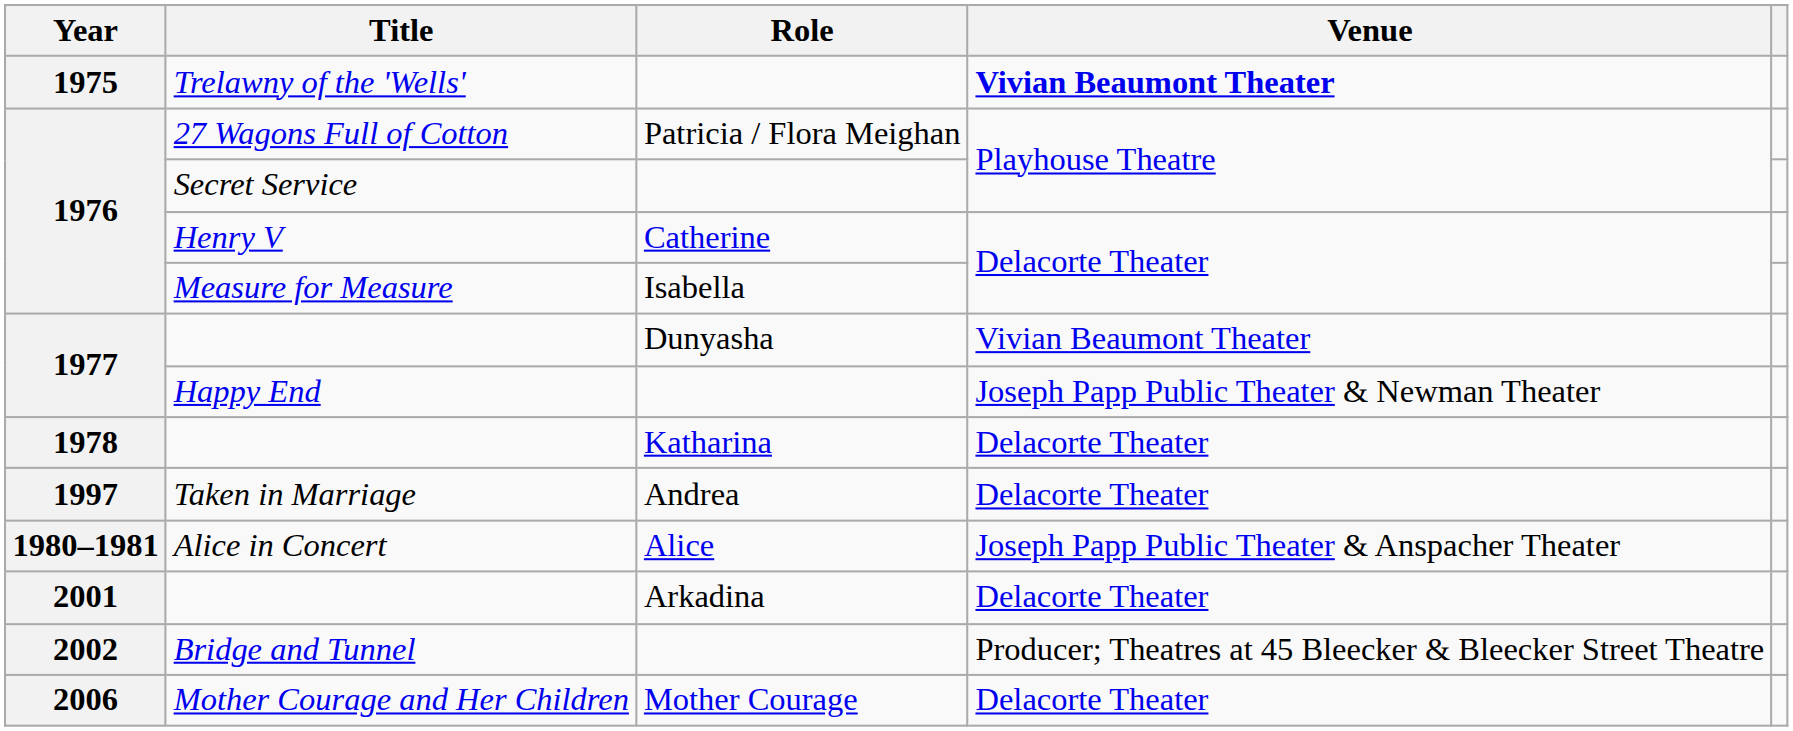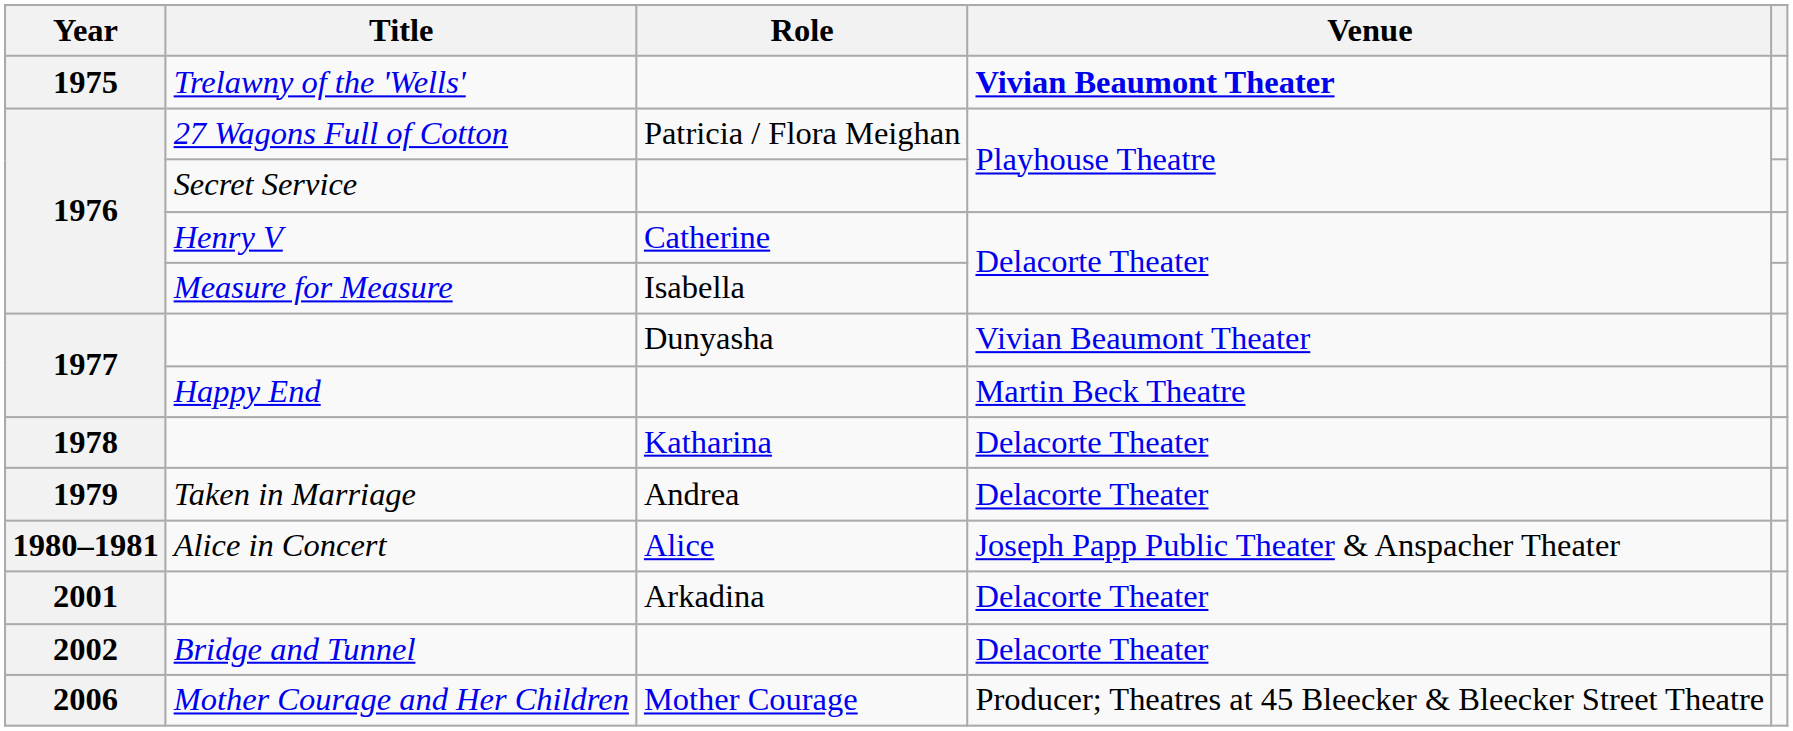(1288, 390) Joseph Papp Public Theater & Newman Theater -> (1110, 390) Martin Beck Theatre
(86, 493) 1997 -> (86, 493) 1979
(1370, 648) Producer; Theatres at 45 Bleecker & Bleecker Street Theatre -> (1092, 648) Delacorte Theater
(1092, 699) Delacorte Theater -> (1370, 699) Producer; Theatres at 45 Bleecker & Bleecker Street Theatre
